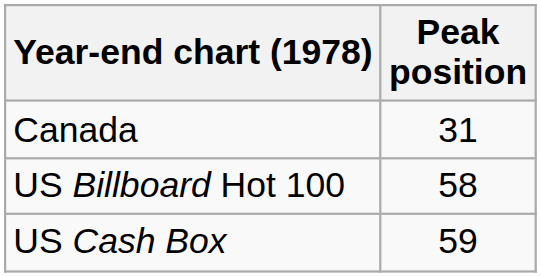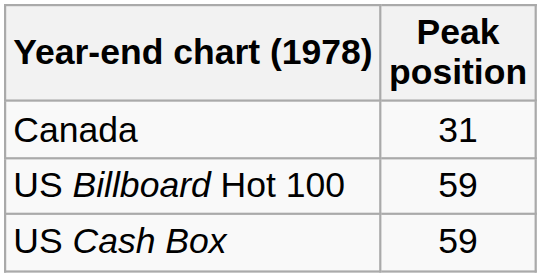(458, 185) 58 -> (458, 185) 59
